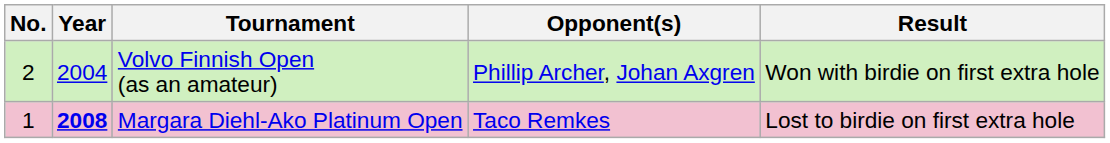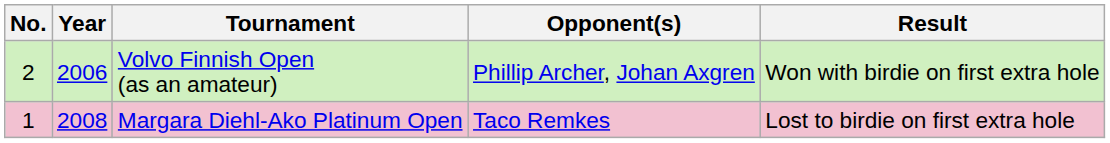(82, 71) 2004 -> (82, 71) 2006
(82, 120) bold -> (82, 120) normal
